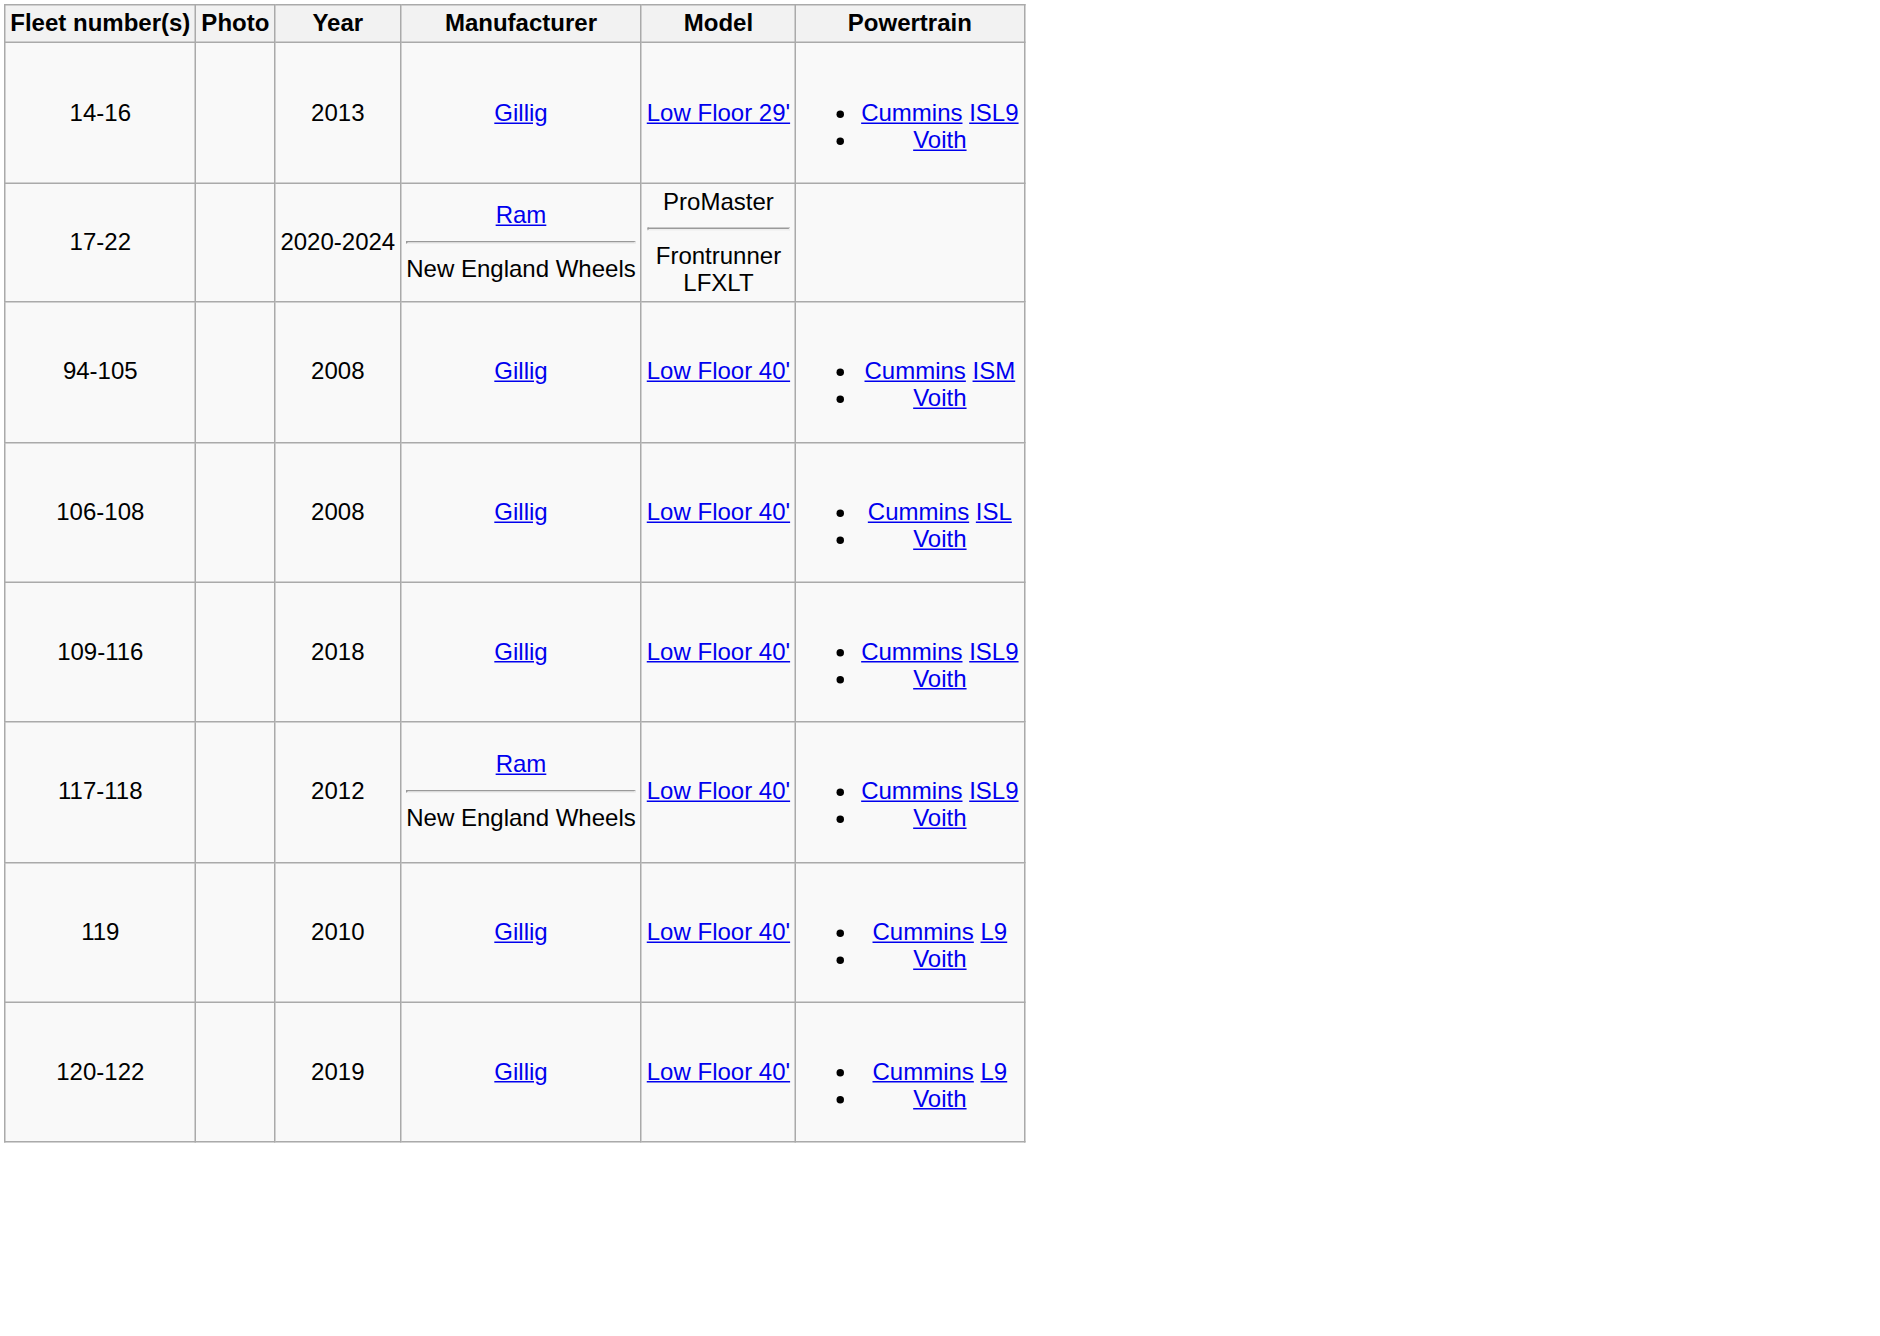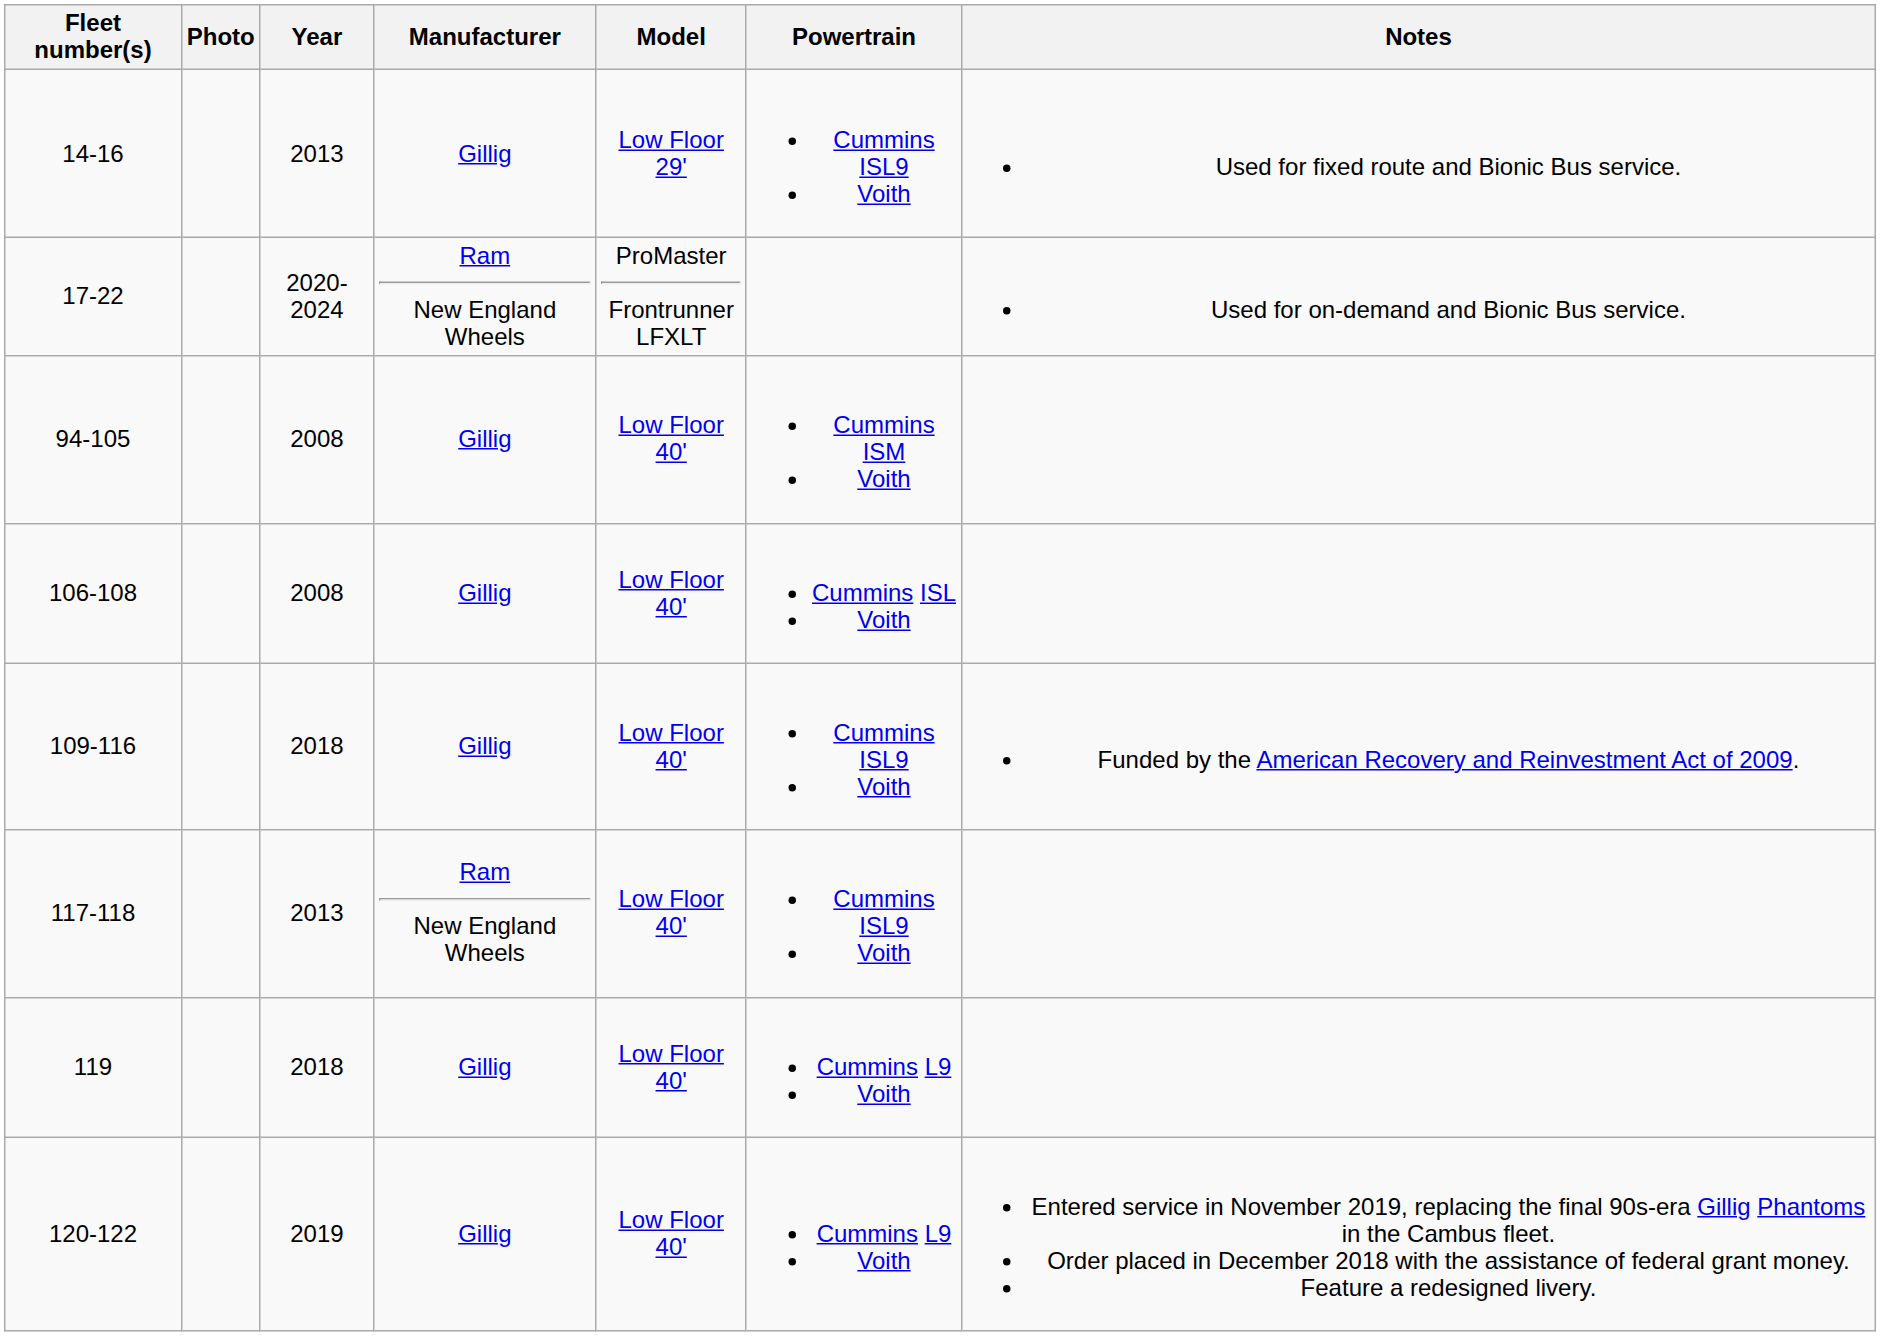+ column: (1418, 37)
(338, 791) 2012 -> (317, 913) 2013
(338, 931) 2010 -> (317, 1066) 2018
